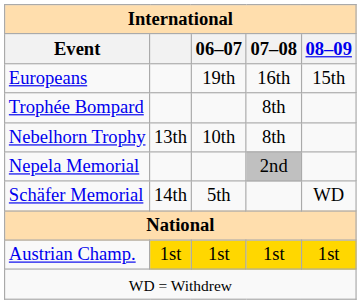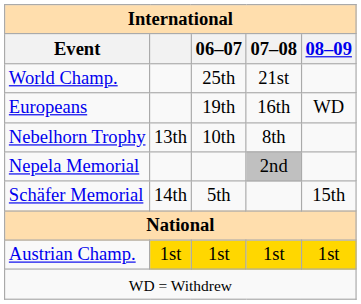+ row: (63, 78)
(329, 78) 15th -> (329, 107) WD
- row: (76, 107)
(329, 195) WD -> (329, 195) 15th
